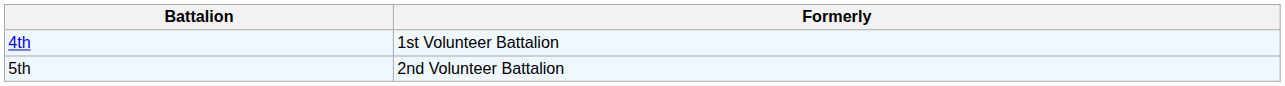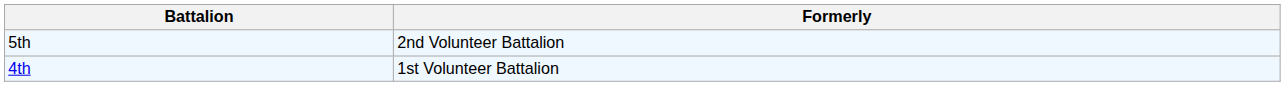rows swapped: (19, 42) <-> (19, 68)
